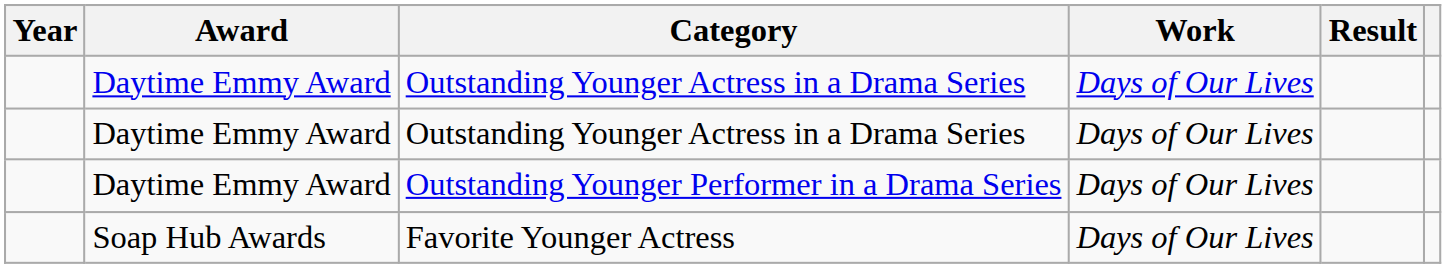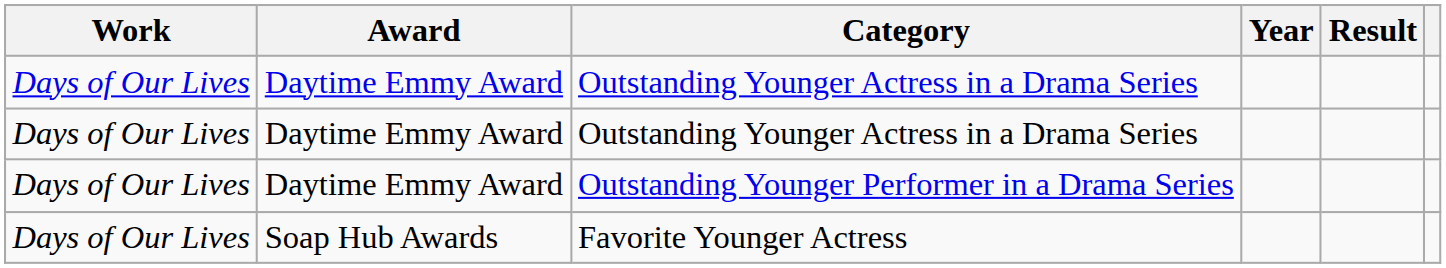columns swapped: (45, 30) <-> (1195, 30)
